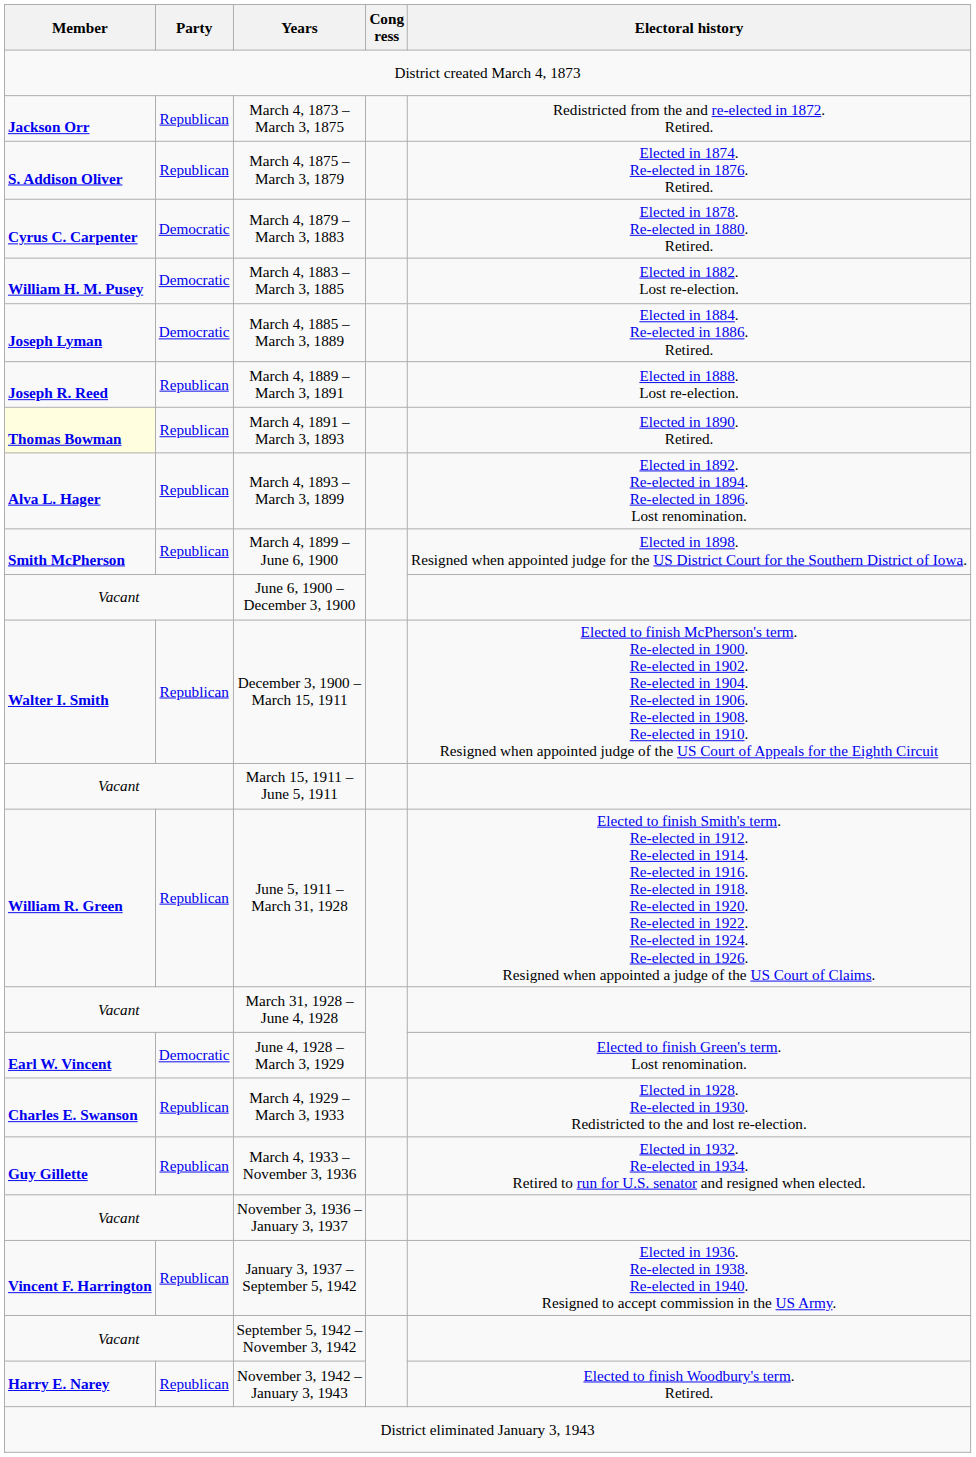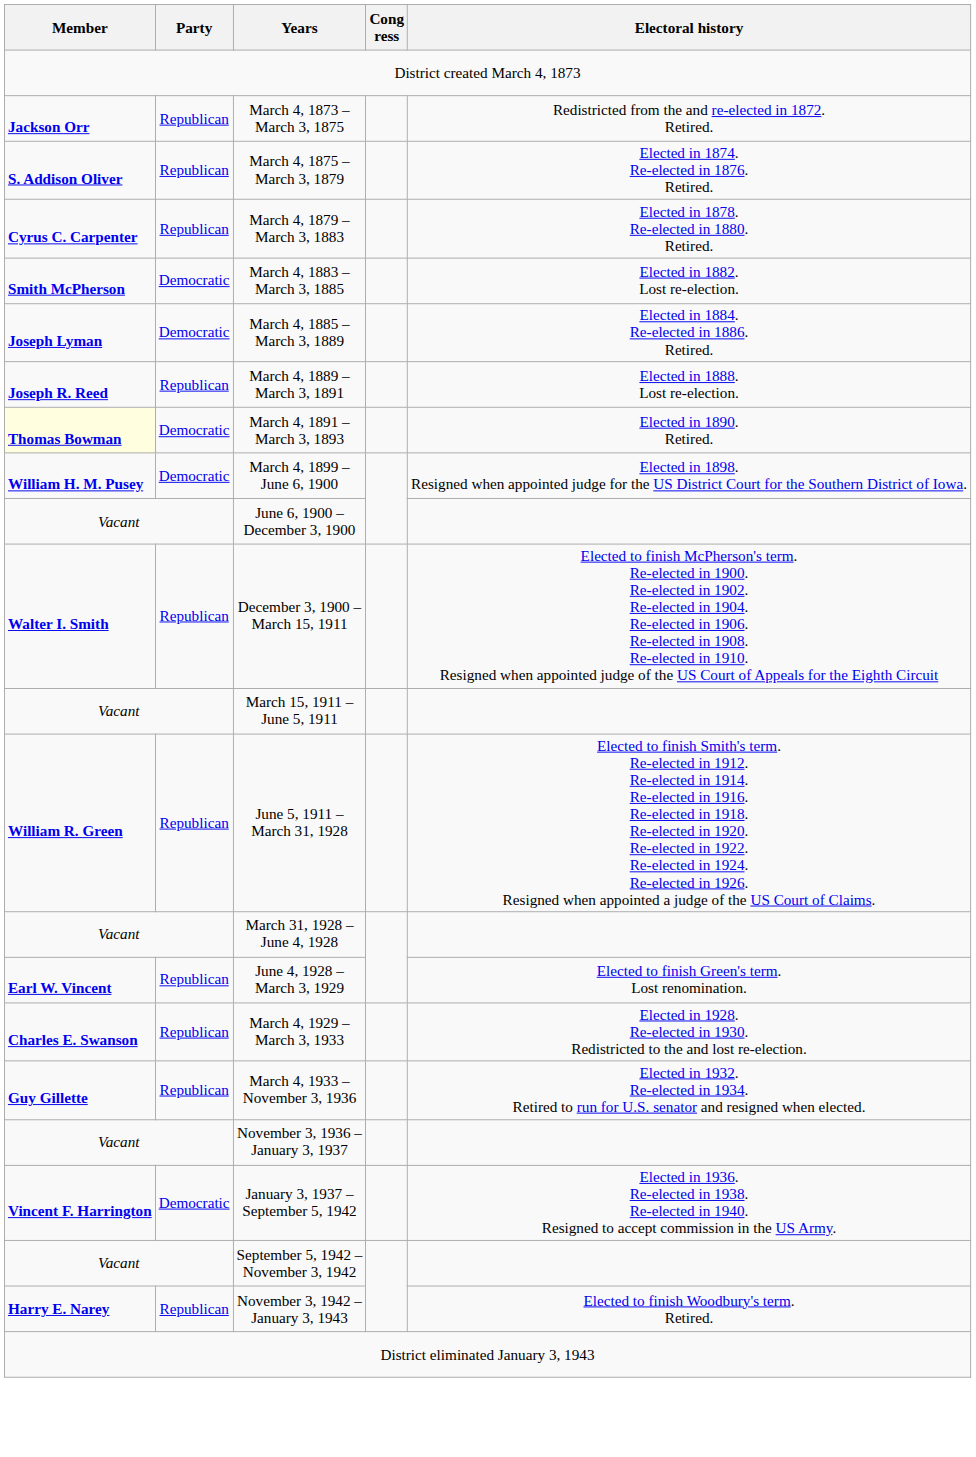(194, 228) Democratic -> (194, 228) Republican
(76, 289) William H. M. Pusey -> (66, 289) Smith McPherson
(194, 430) Republican -> (194, 430) Democratic
- row: (299, 490)
(66, 559) Smith McPherson -> (76, 484) William H. M. Pusey
(194, 551) Republican -> (194, 475) Democratic
(194, 1055) Democratic -> (194, 980) Republican
(194, 1278) Republican -> (194, 1202) Democratic
